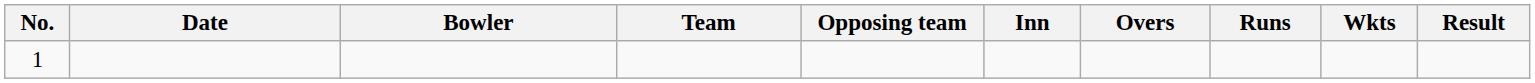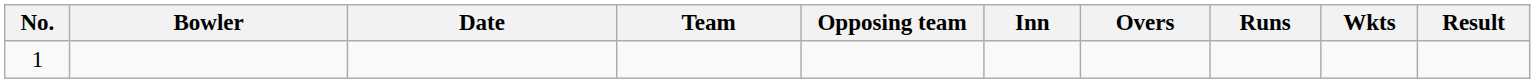columns swapped: (478, 22) <-> (205, 22)
